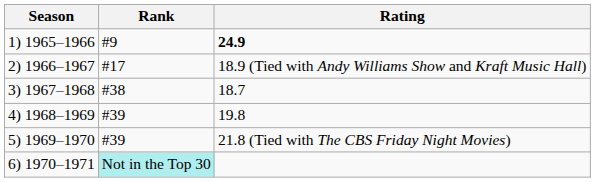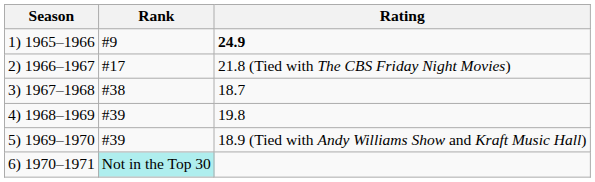(402, 66) 18.9 (Tied with Andy Williams Show and Kraft Music Hall) -> (364, 66) 21.8 (Tied with The CBS Friday Night Movies)
(364, 139) 21.8 (Tied with The CBS Friday Night Movies) -> (402, 139) 18.9 (Tied with Andy Williams Show and Kraft Music Hall)
